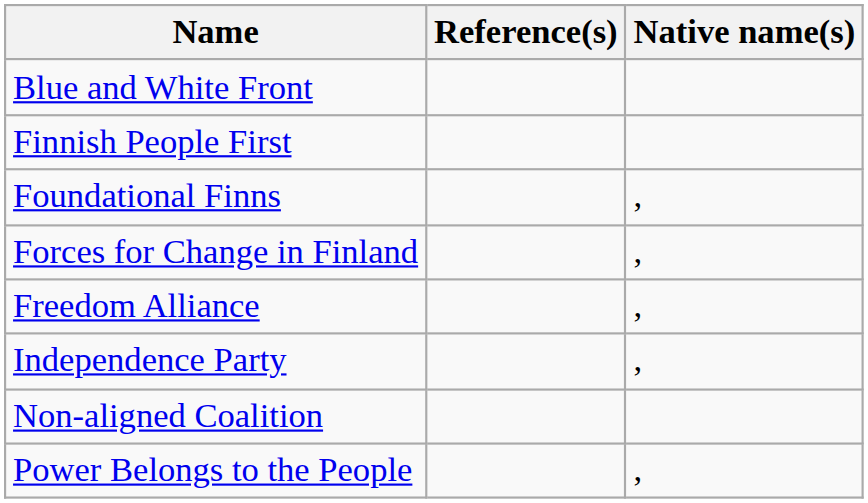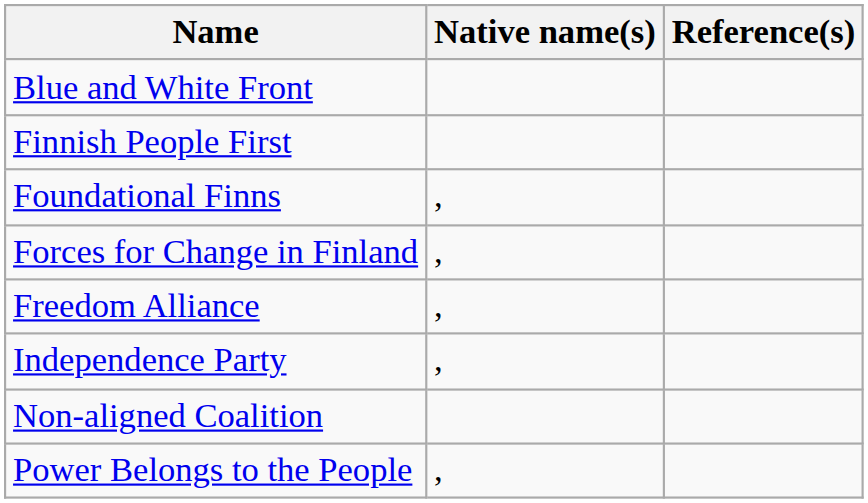columns swapped: (744, 31) <-> (526, 31)
